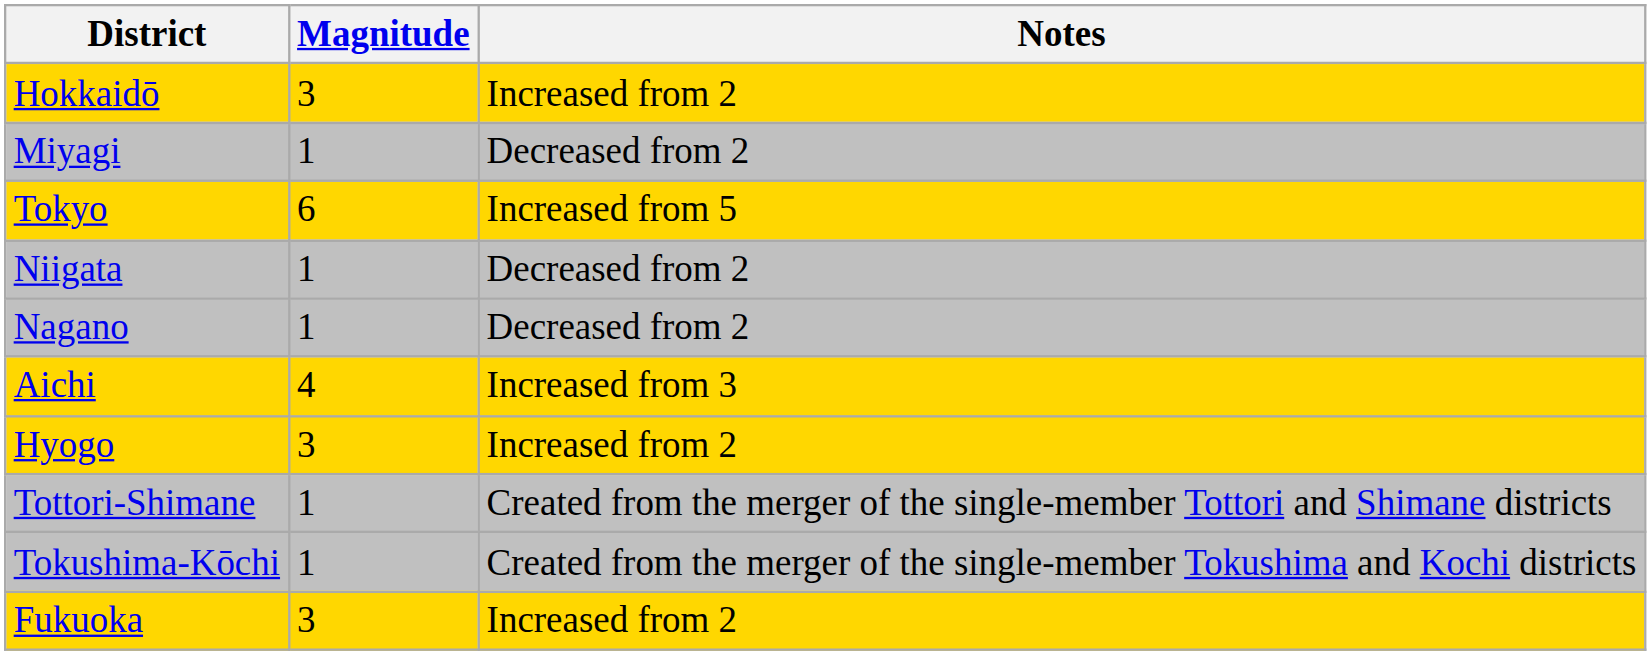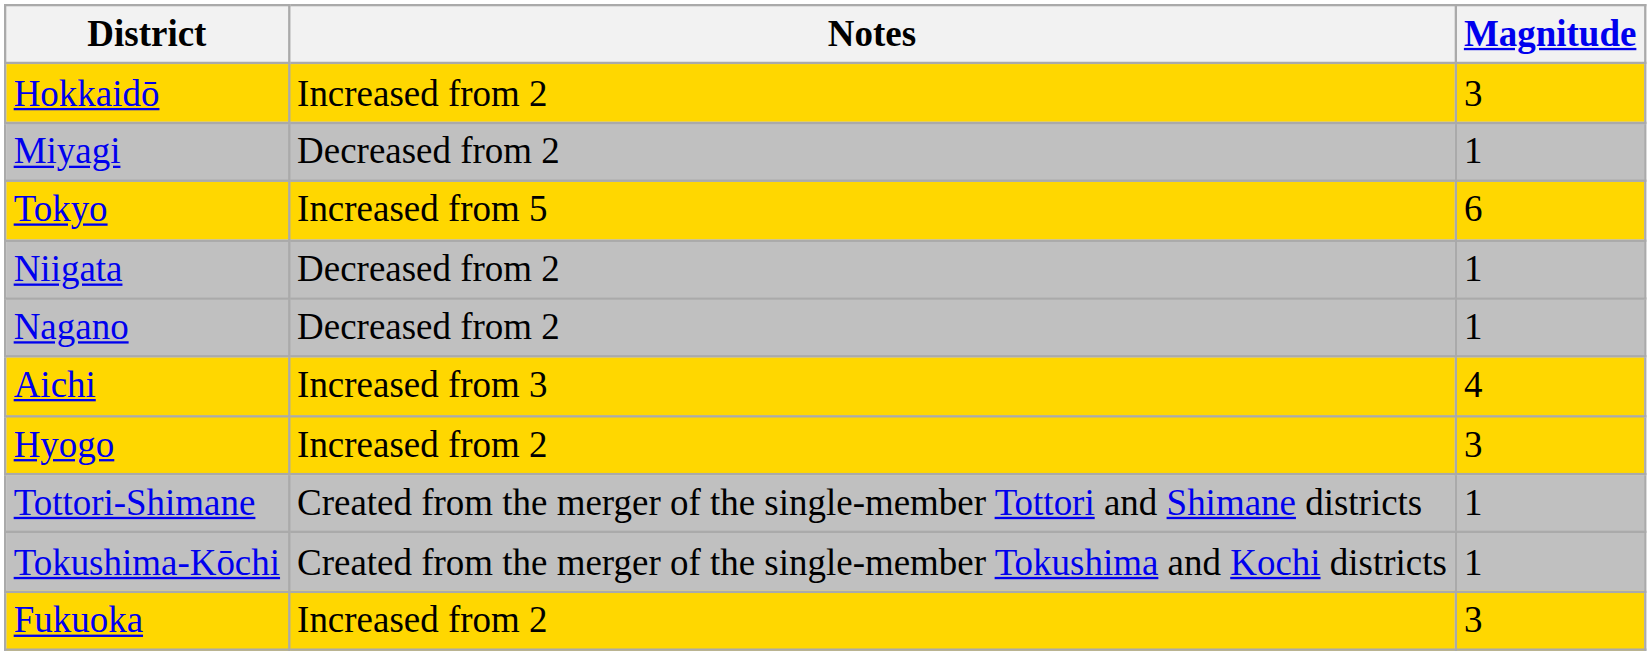columns swapped: (383, 33) <-> (1061, 33)
